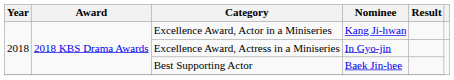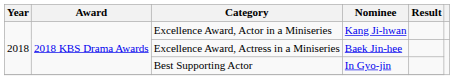(368, 48) In Gyo-jin -> (373, 48) Baek Jin-hee
(373, 65) Baek Jin-hee -> (368, 65) In Gyo-jin
